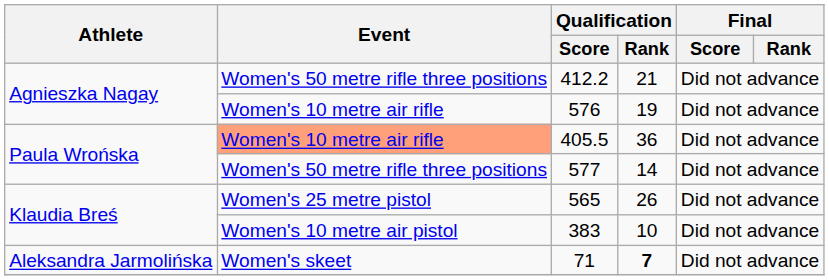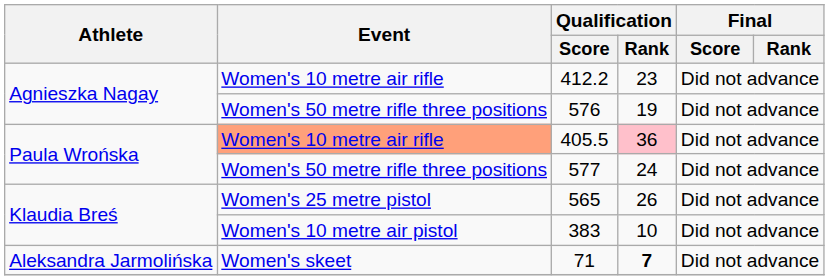(384, 79) Women's 50 metre rifle three positions -> (333, 79) Women's 10 metre air rifle
(647, 79) 21 -> (647, 79) 23
(333, 109) Women's 10 metre air rifle -> (384, 109) Women's 50 metre rifle three positions
(647, 140) no background -> (647, 140) pink background
(647, 170) 14 -> (647, 170) 24
